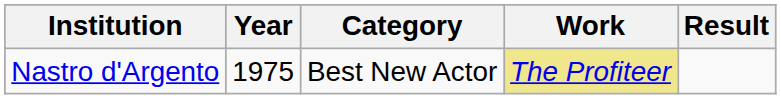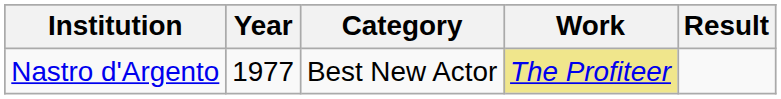(263, 70) 1975 -> (263, 70) 1977
